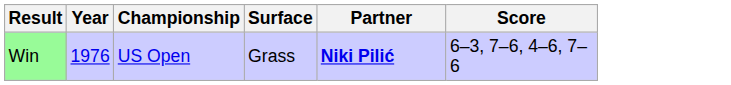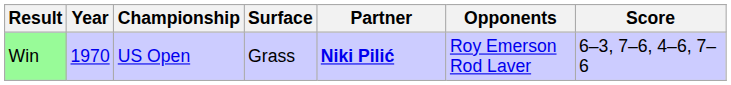+ column: (510, 18)
(90, 56) 1976 -> (90, 56) 1970
